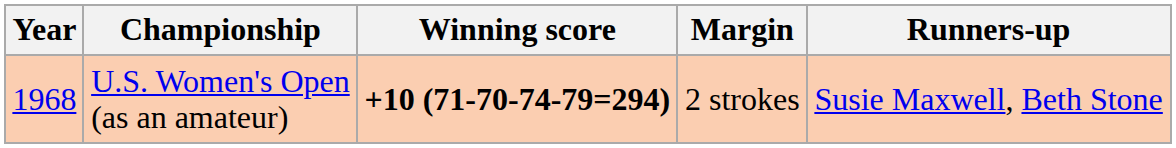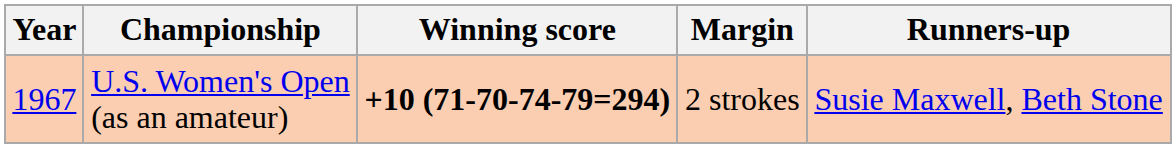(44, 98) 1968 -> (44, 98) 1967
